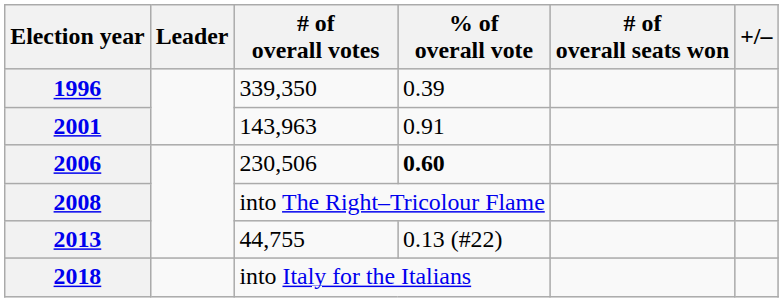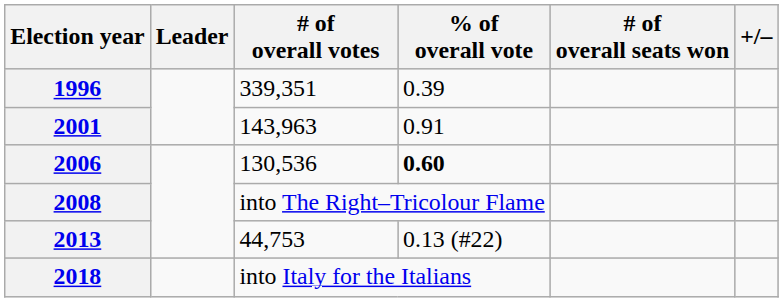(278, 88) 339,350 -> (278, 88) 339,351
(278, 163) 230,506 -> (278, 163) 130,536
(272, 239) 44,755 -> (272, 239) 44,753
